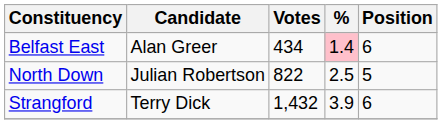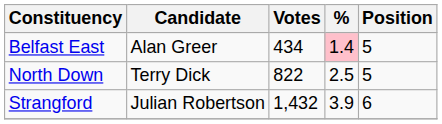(367, 47) 6 -> (367, 47) 5
(198, 75) Julian Robertson -> (170, 75) Terry Dick
(170, 103) Terry Dick -> (198, 103) Julian Robertson
